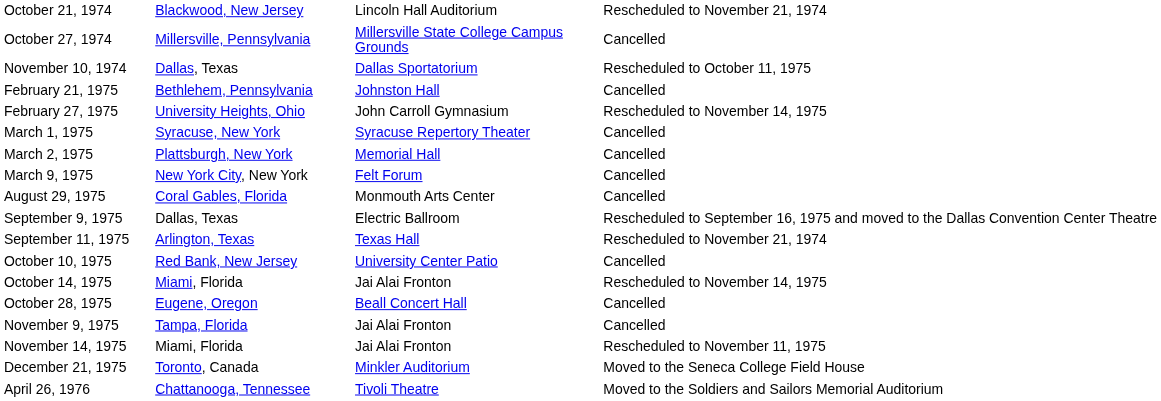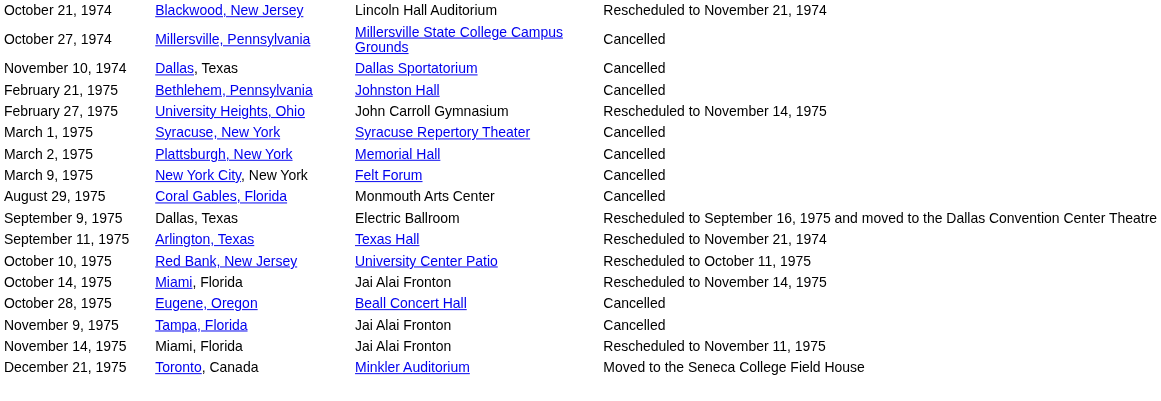(707, 69) Rescheduled to October 11, 1975 -> (634, 69) Cancelled
(634, 261) Cancelled -> (707, 261) Rescheduled to October 11, 1975
- row: (47, 389)
